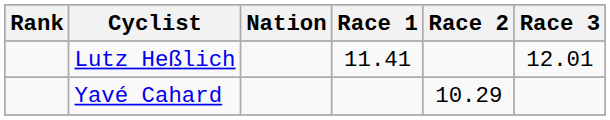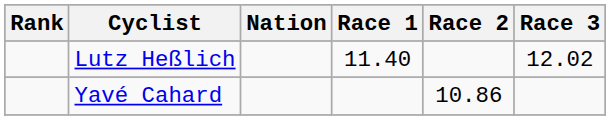(378, 60) 11.41 -> (378, 60) 11.40
(560, 60) 12.01 -> (560, 60) 12.02
(469, 96) 10.29 -> (469, 96) 10.86
